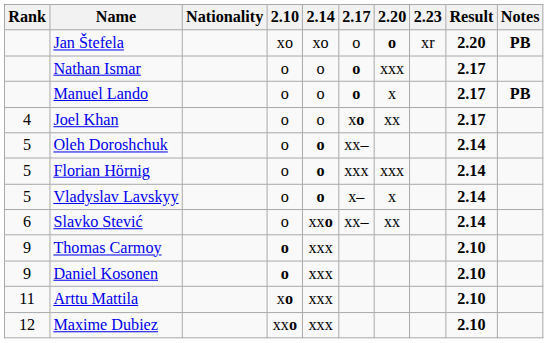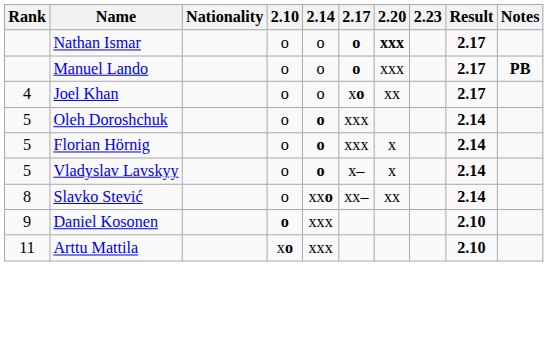- row: (89, 42)
(392, 68) normal -> (392, 42) bold
(392, 94) x -> (392, 68) xxx
(356, 145) xx– -> (356, 119) xxx
(392, 171) xxx -> (392, 145) x
(27, 222) 6 -> (27, 196) 8
- row: (107, 247)
- row: (106, 324)
